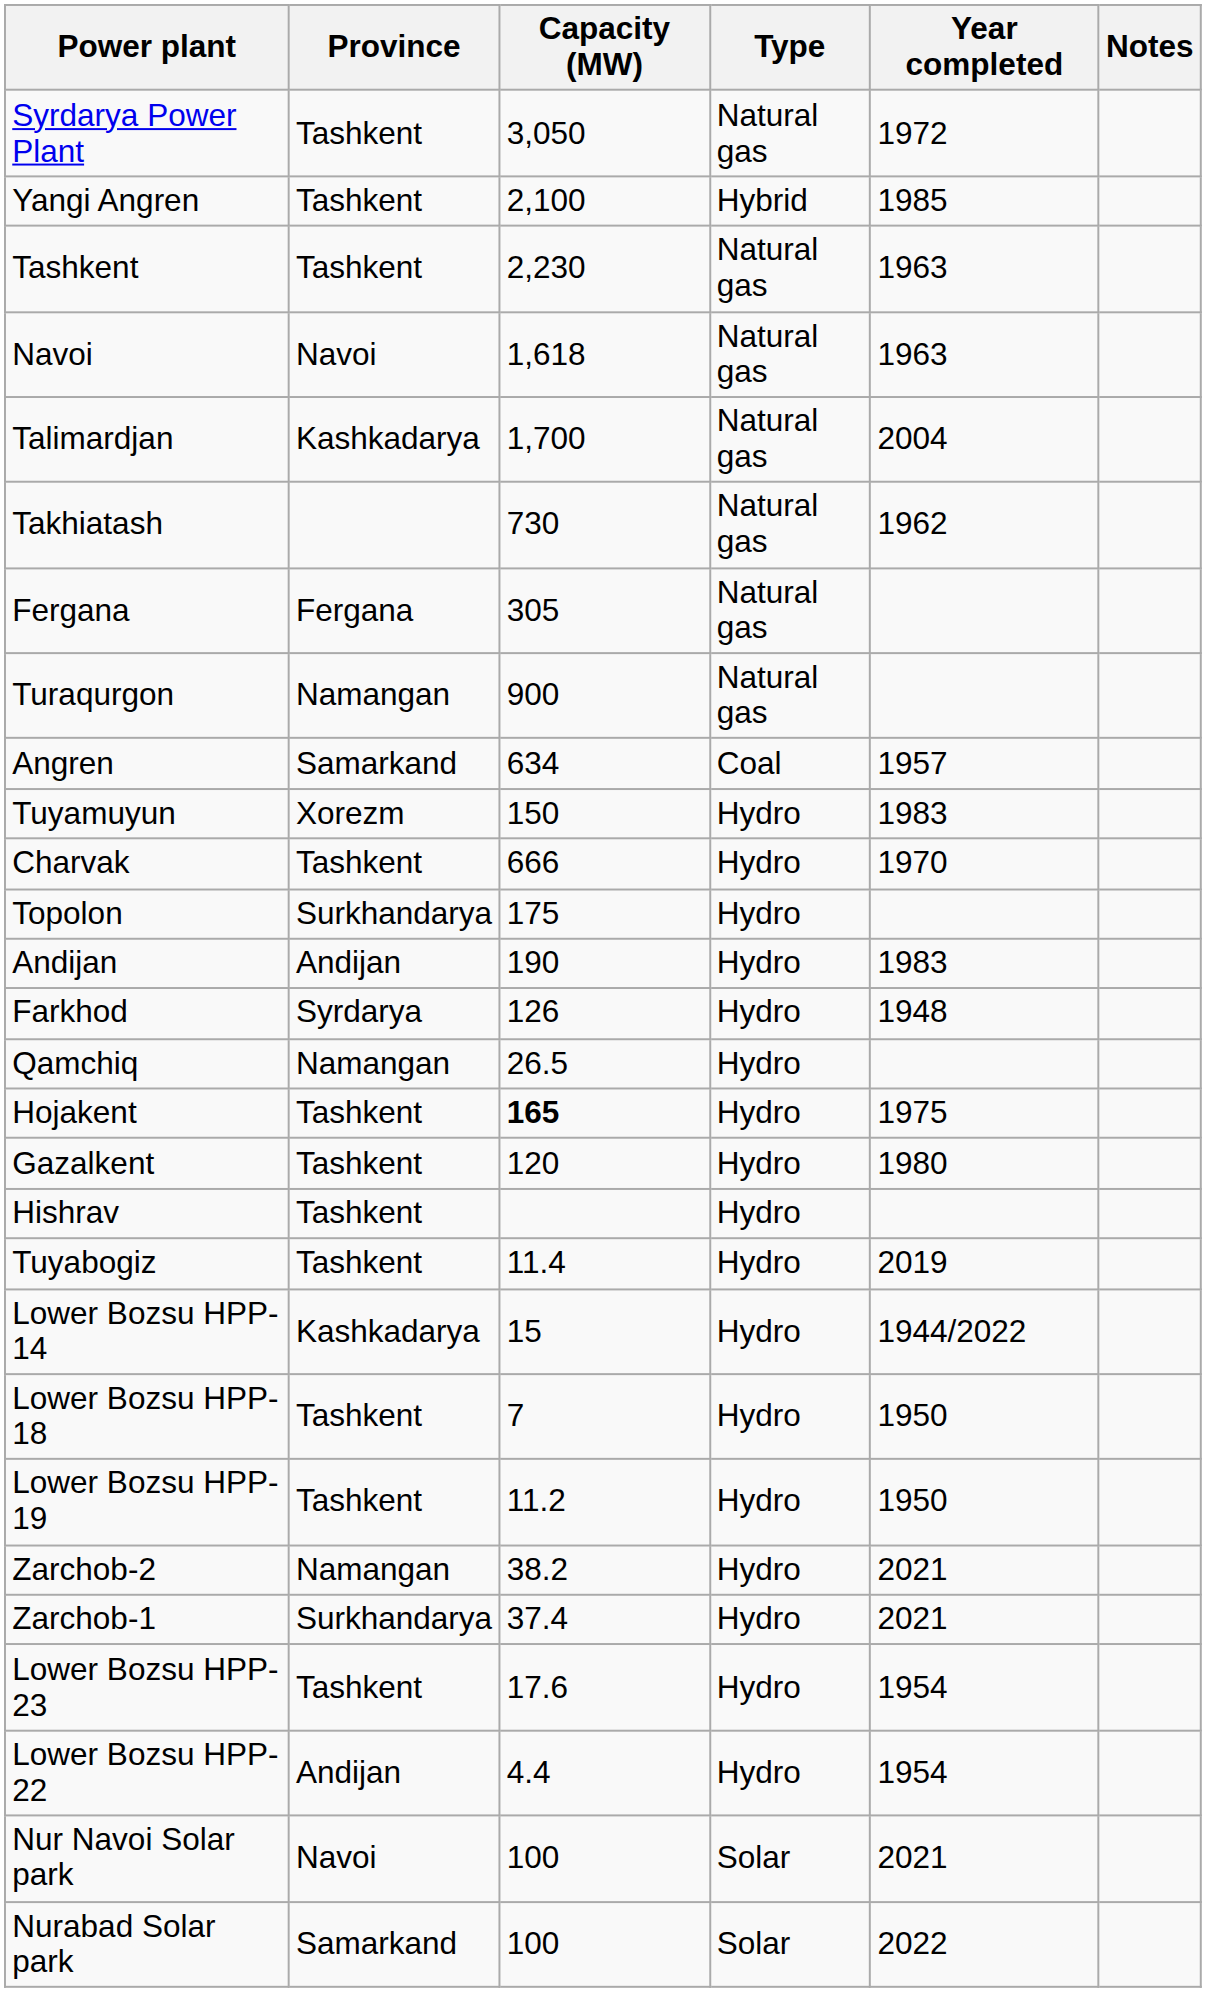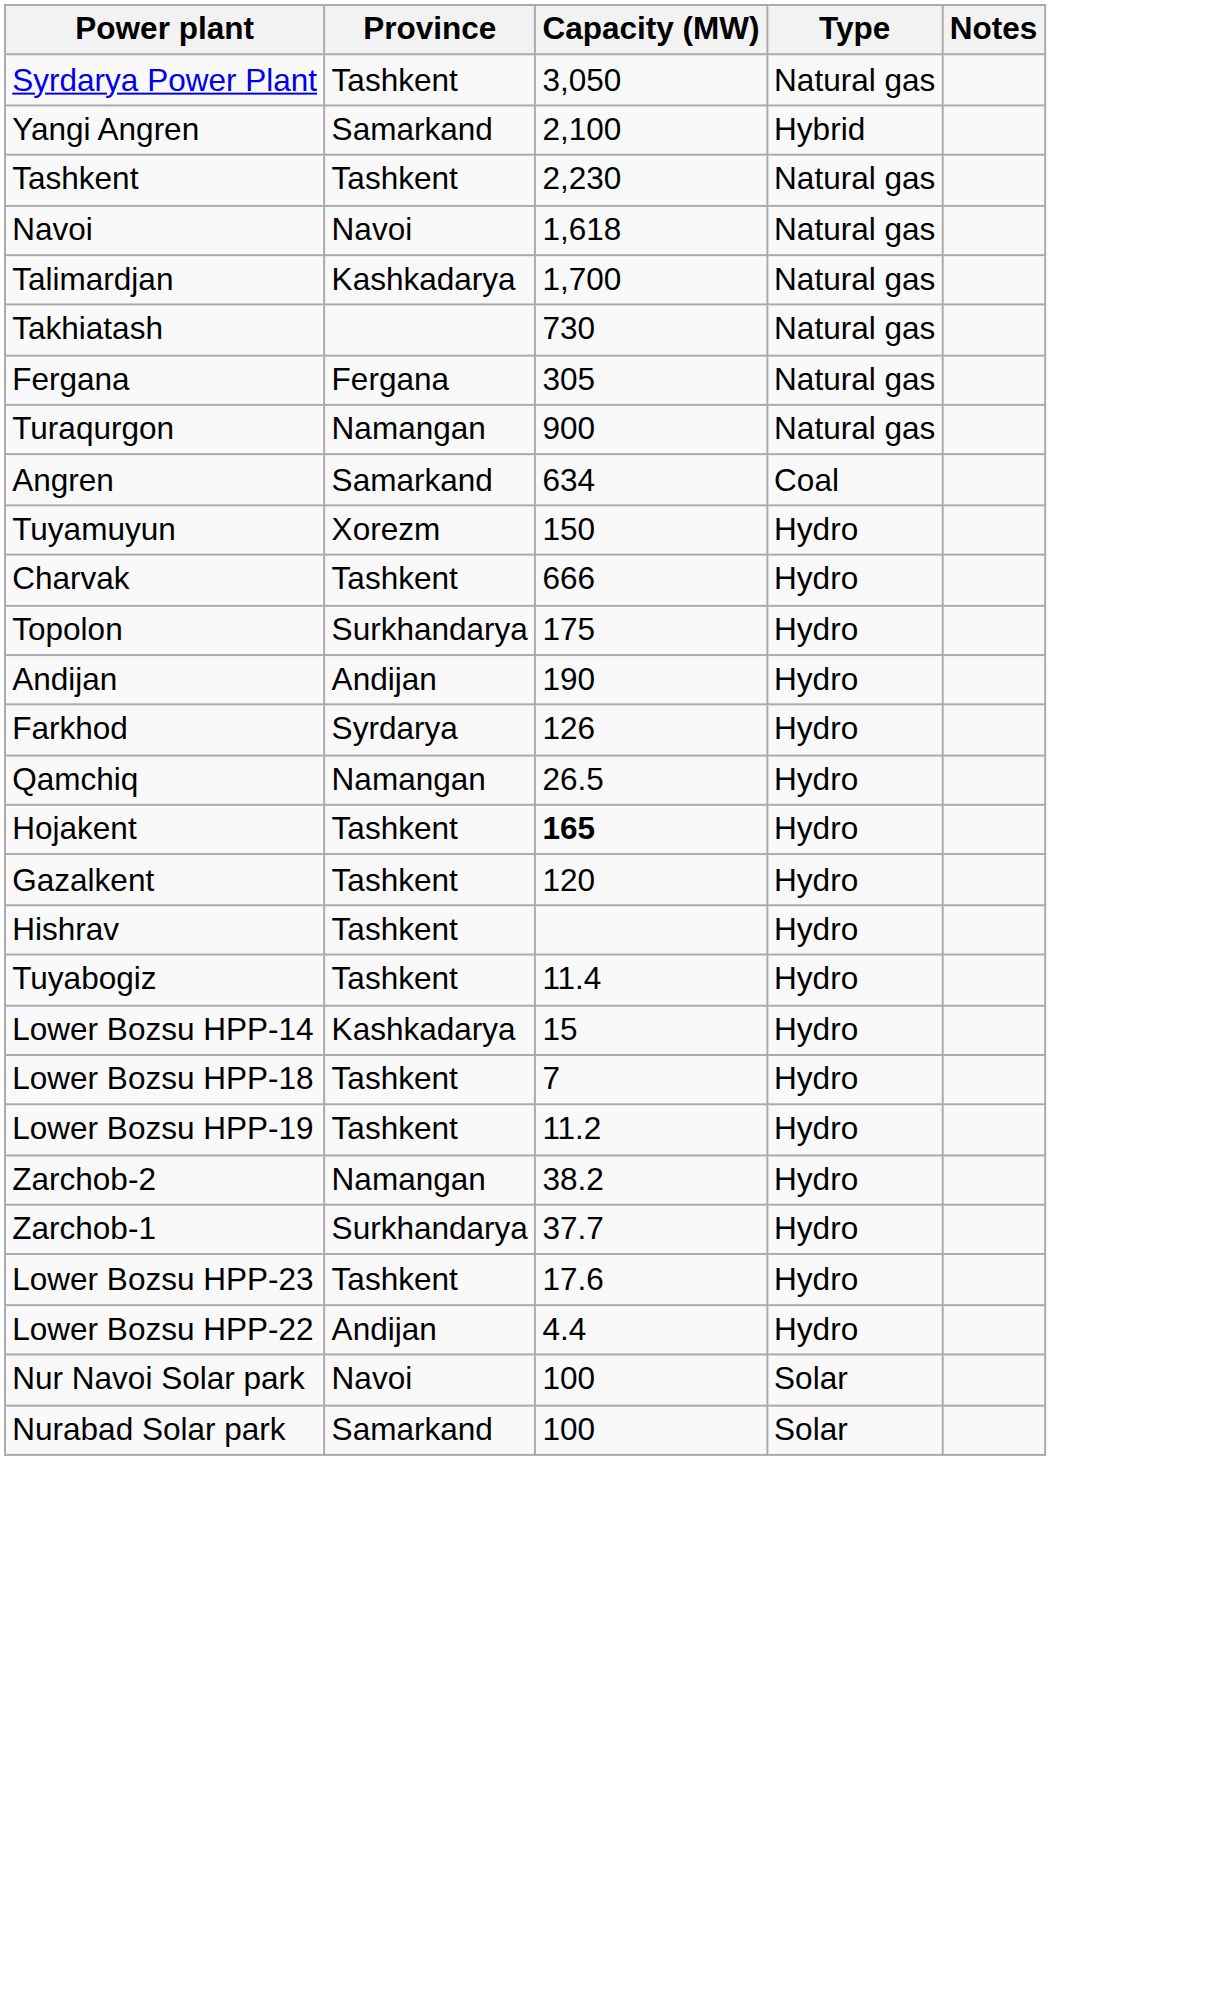- column: (984, 47)
(359, 200) Tashkent -> (412, 129) Samarkand
(537, 1619) 37.4 -> (573, 1229) 37.7
